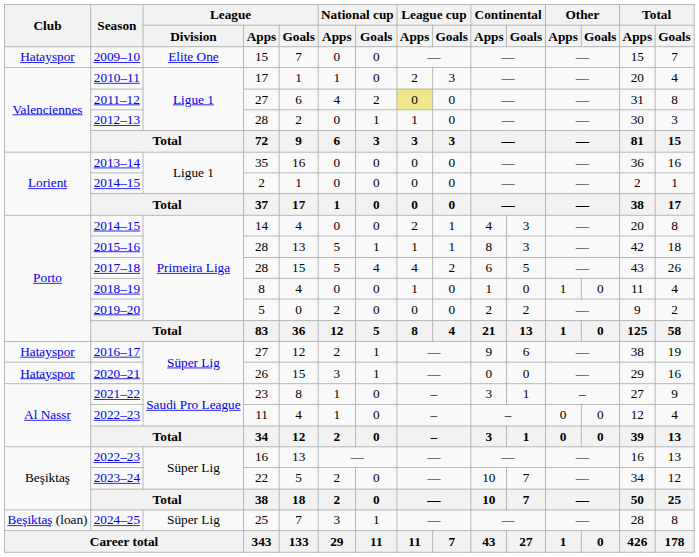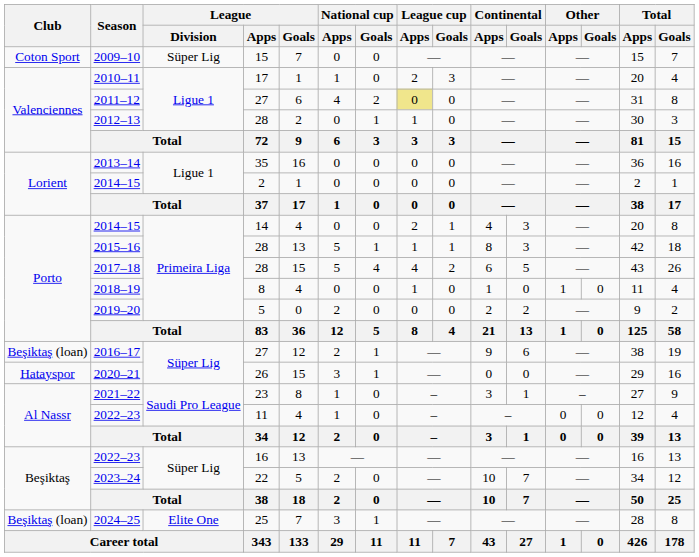(47, 57) Hatayspor -> (47, 57) Coton Sport
(193, 57) Elite One -> (193, 57) Süper Lig
(47, 352) Hatayspor -> (47, 352) Beşiktaş (loan)
(193, 520) Süper Lig -> (193, 520) Elite One
